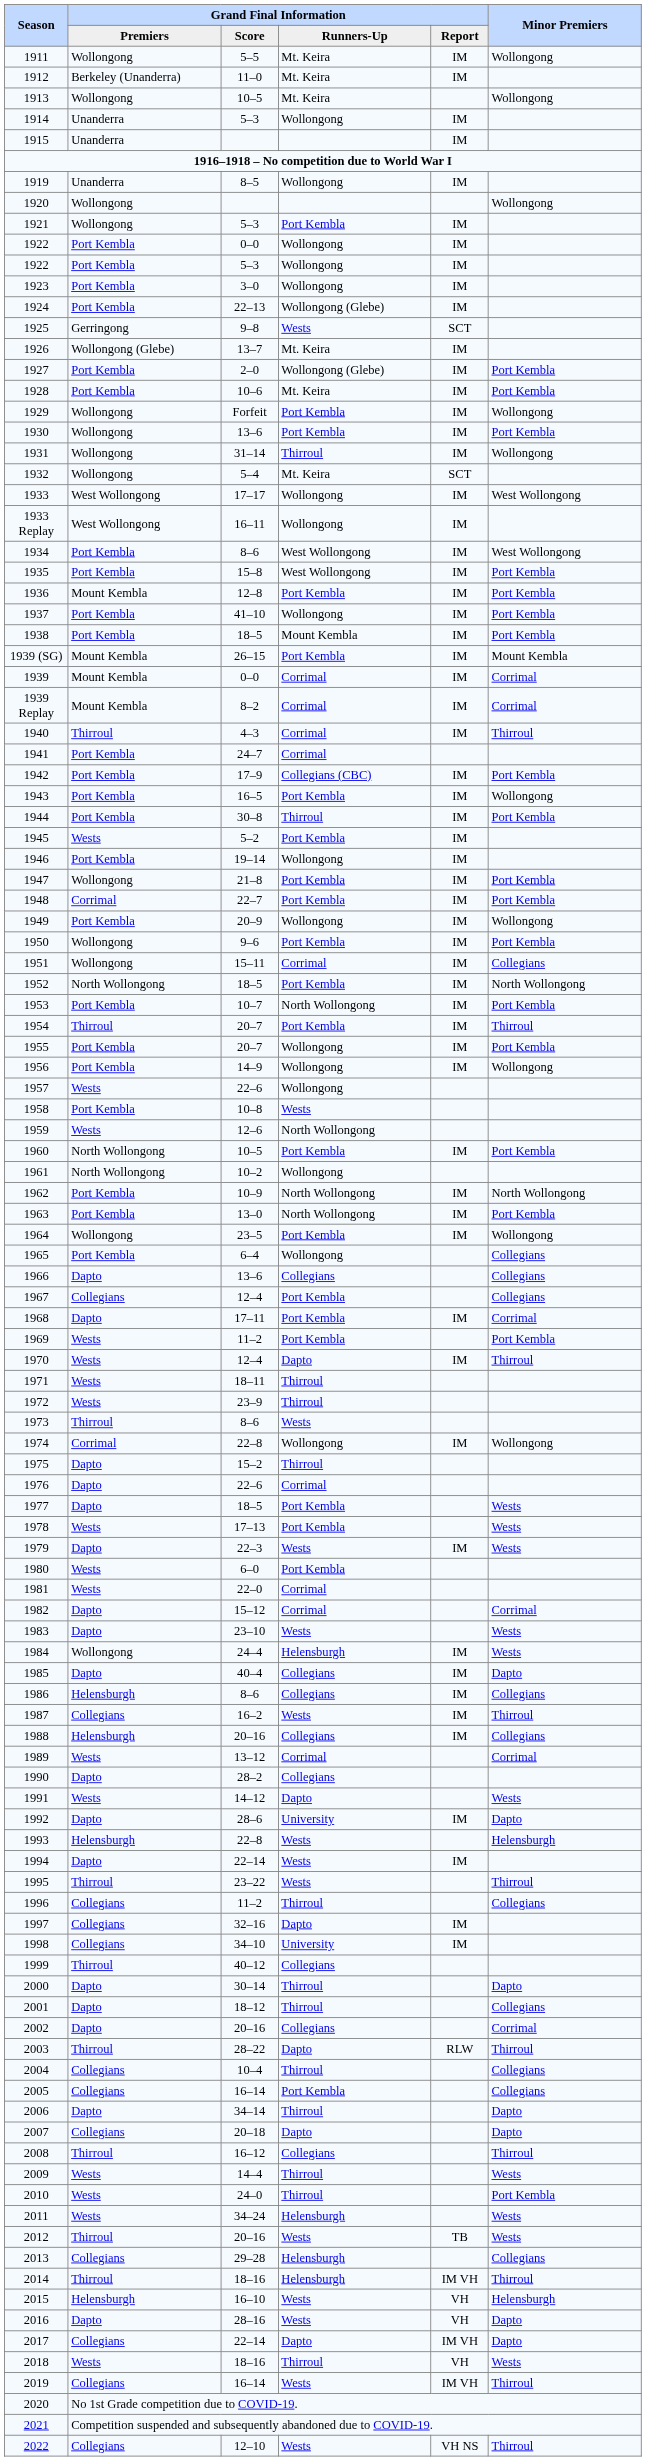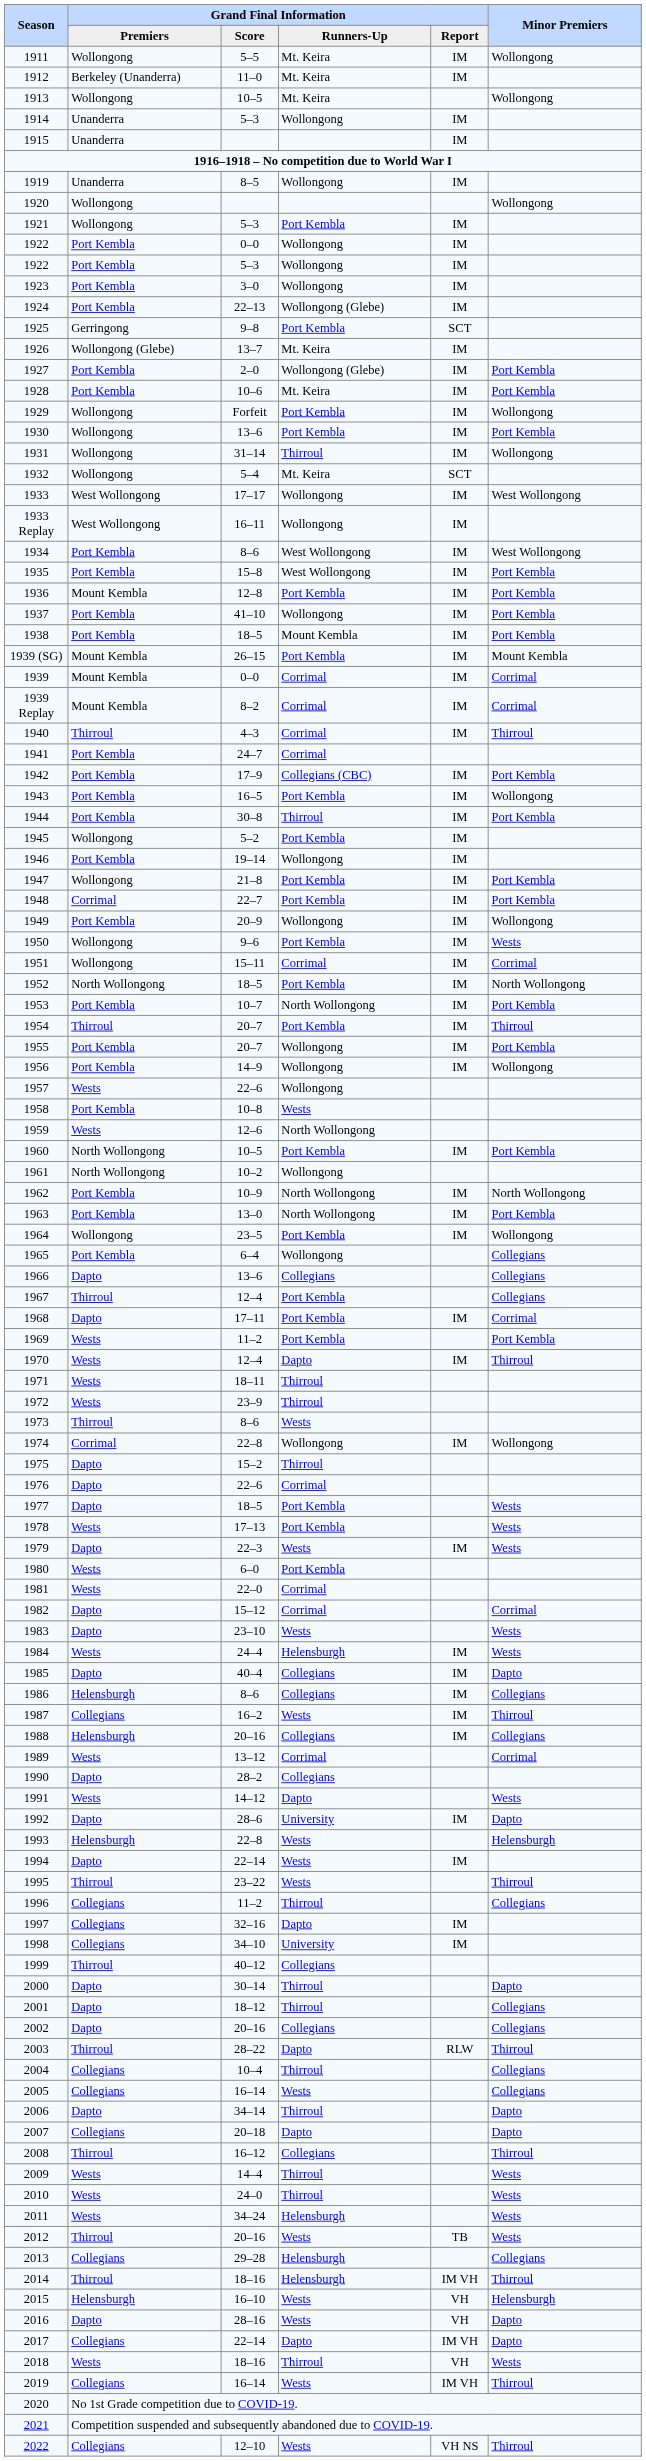(296, 328) Wests -> (313, 328) Port Kembla
(86, 837) Wests -> (102, 837) Wollongong
(523, 942) Port Kembla -> (506, 942) Wests
(518, 963) Collegians -> (514, 963) Corrimal
(98, 1297) Collegians -> (92, 1297) Thirroul
(102, 1652) Wollongong -> (86, 1652) Wests
(514, 2028) Corrimal -> (518, 2028) Collegians
(313, 2090) Port Kembla -> (296, 2090) Wests
(523, 2195) Port Kembla -> (506, 2195) Wests
